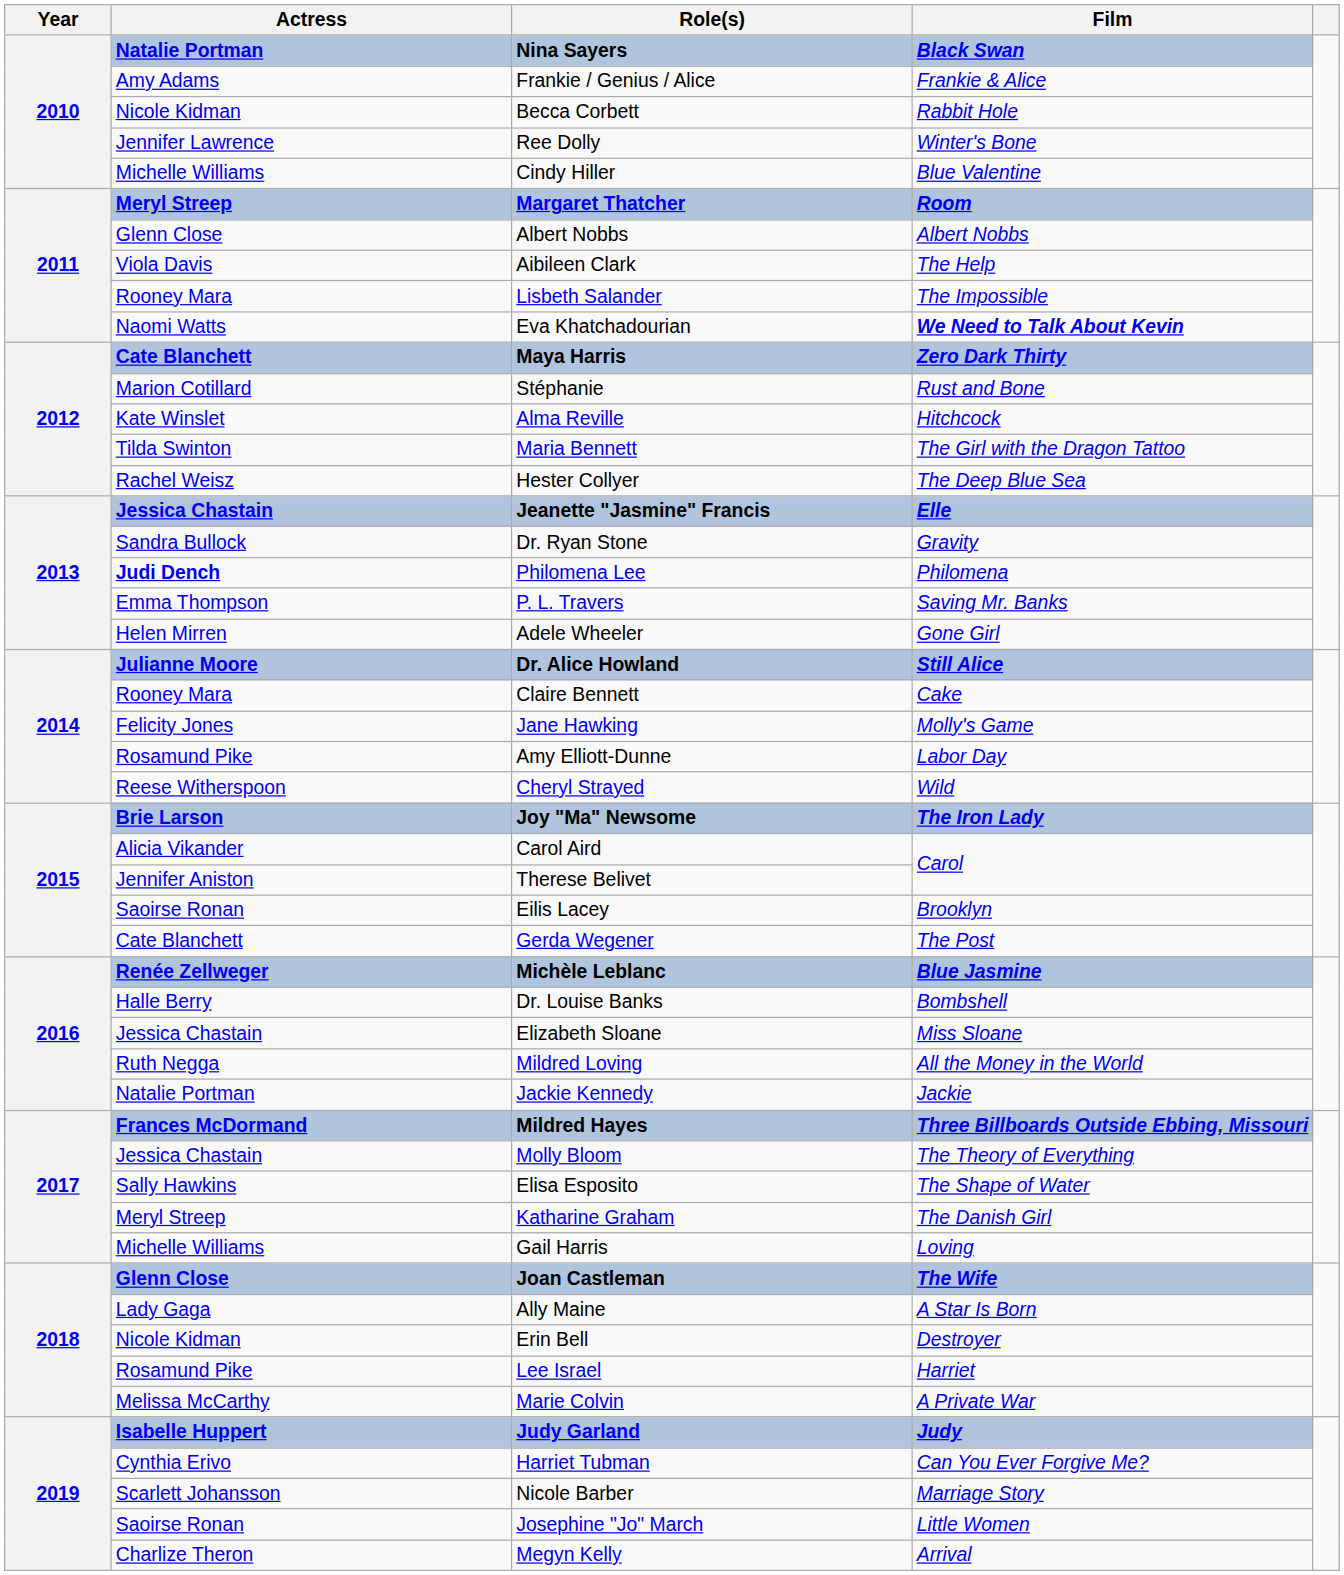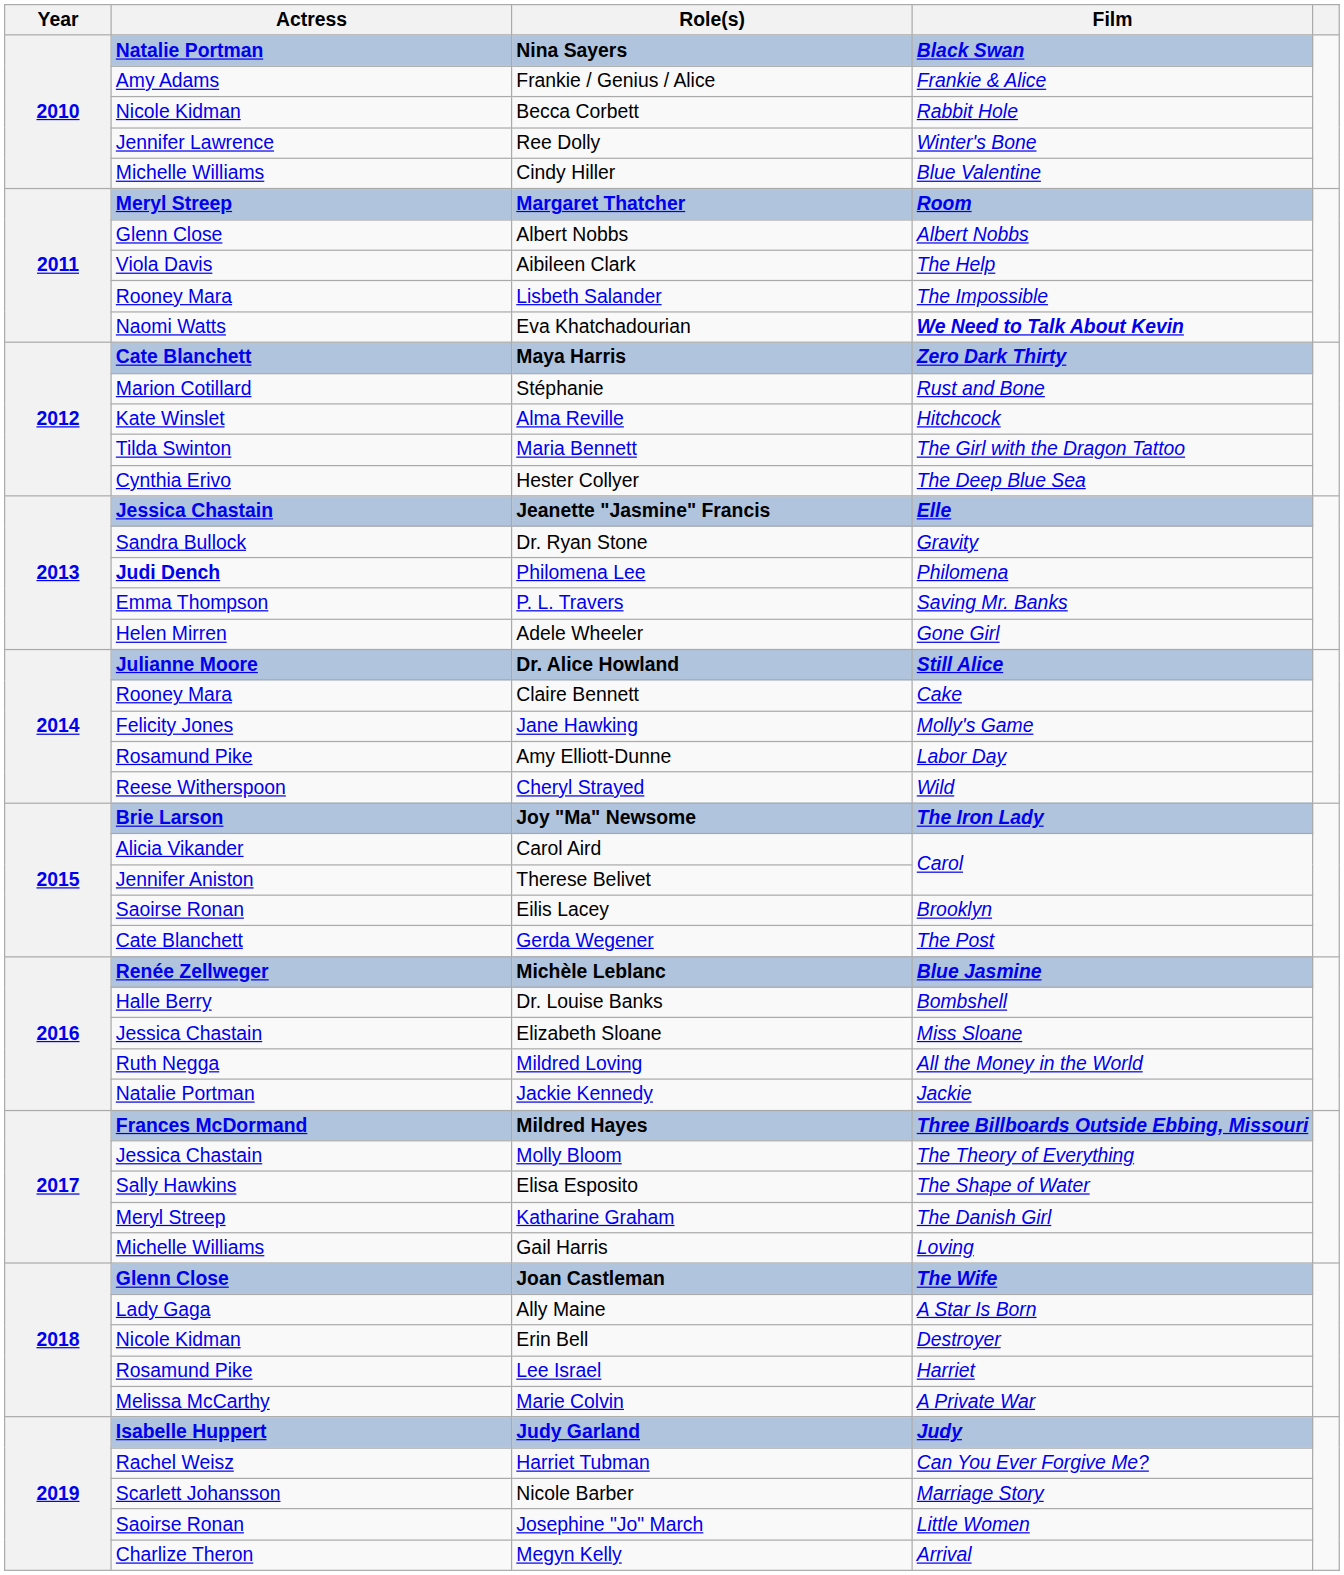(175, 480) Rachel Weisz -> (173, 480) Cynthia Erivo
(173, 1462) Cynthia Erivo -> (175, 1462) Rachel Weisz
